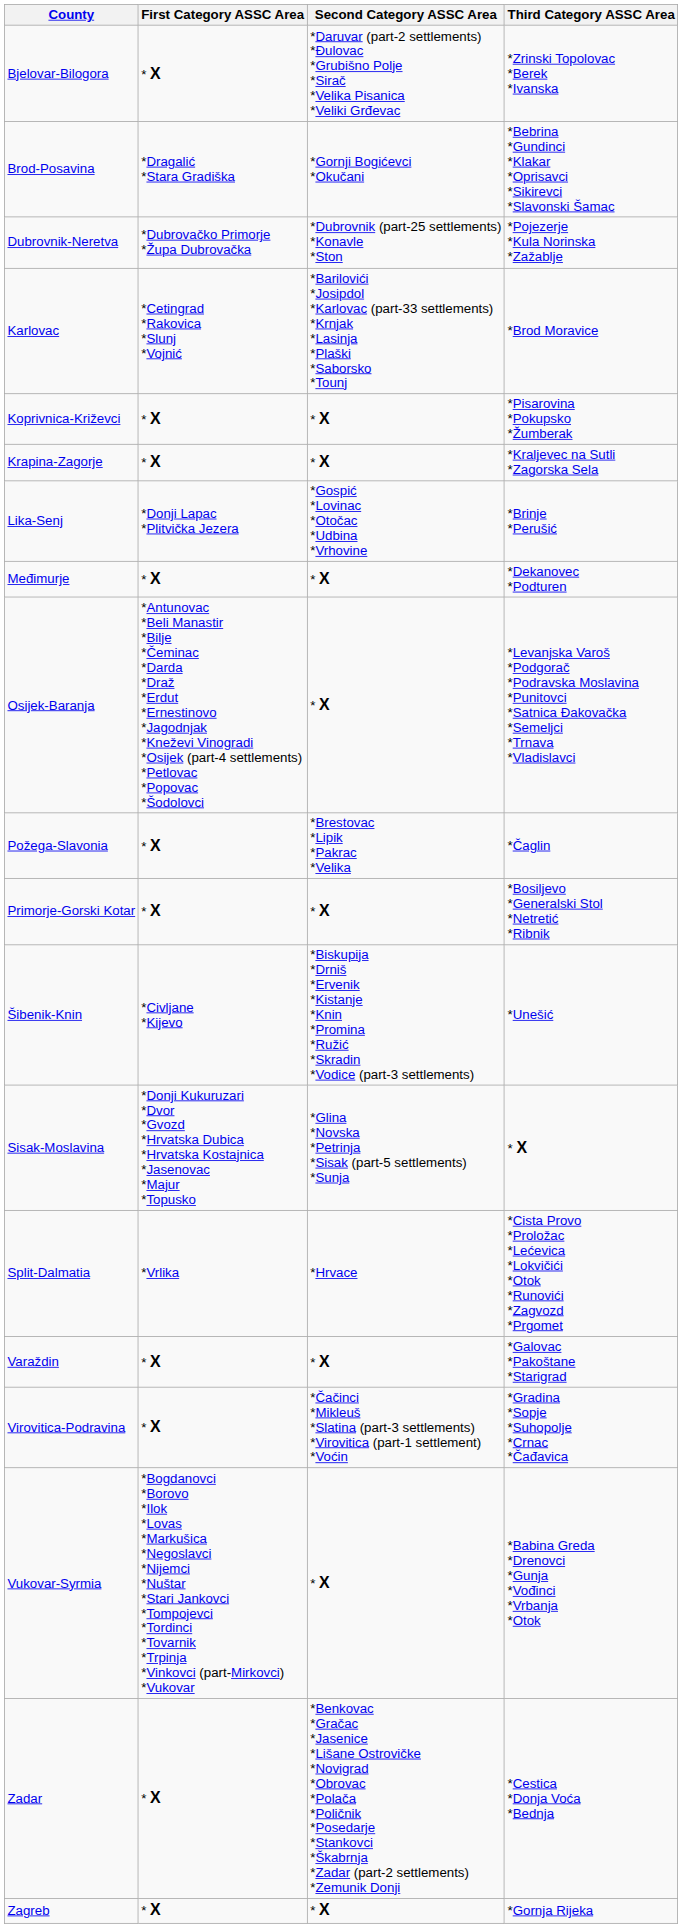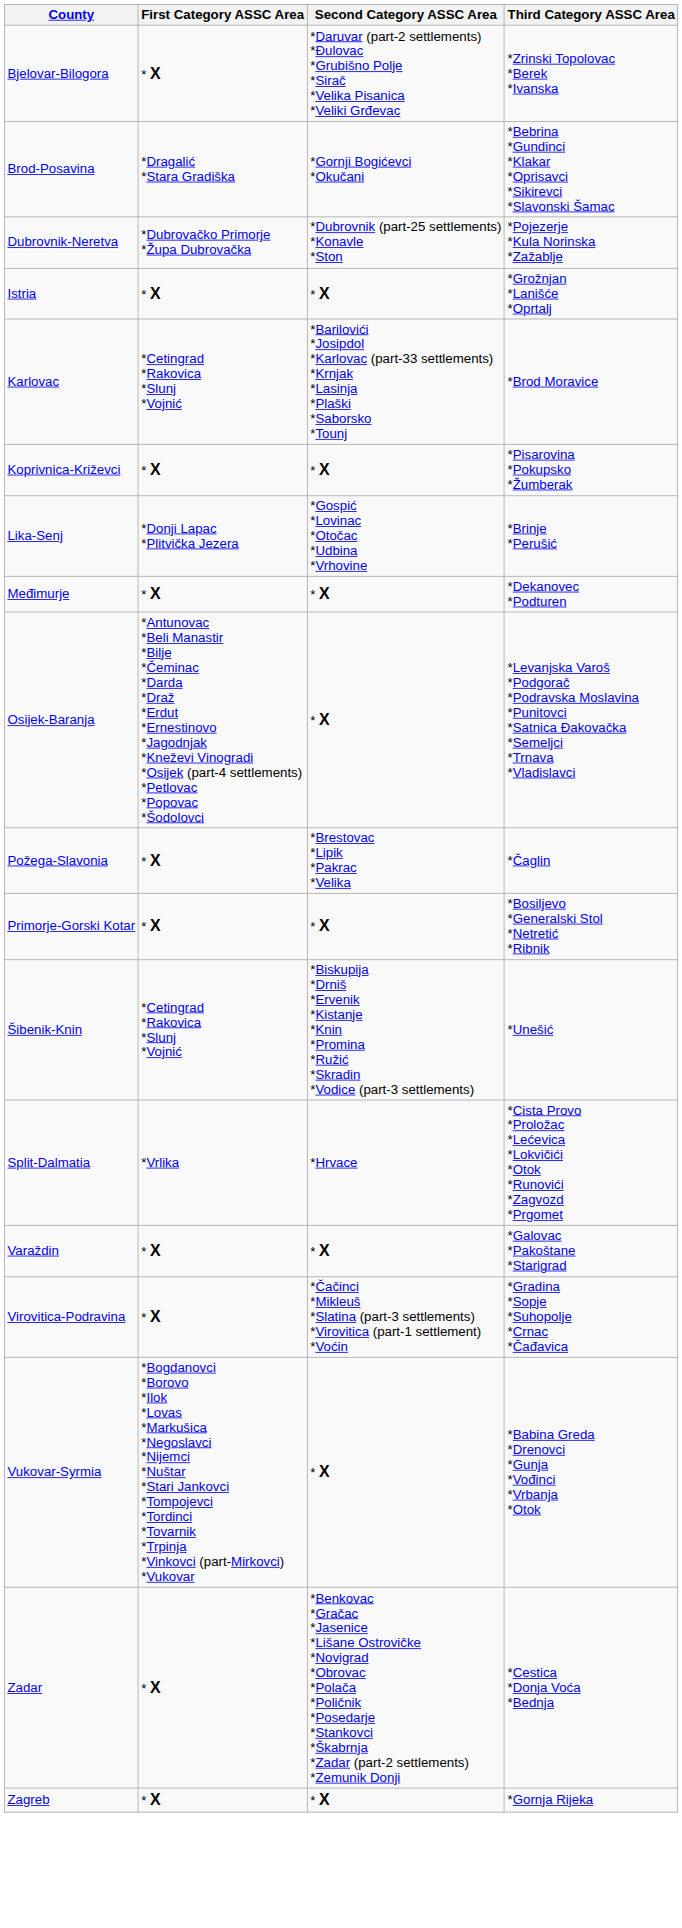+ row: (22, 293)
- row: (55, 462)
(167, 1014) *Civljane *Kijevo -> (173, 1029) *Cetingrad *Rakovica *Slunj *Vojnić
- row: (56, 1147)
